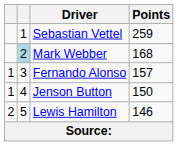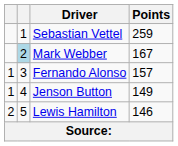(143, 53) 168 -> (143, 53) 167
(143, 92) 150 -> (143, 92) 149
